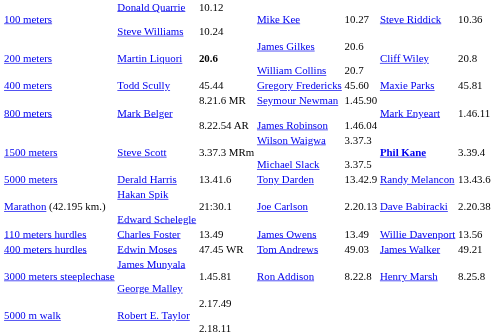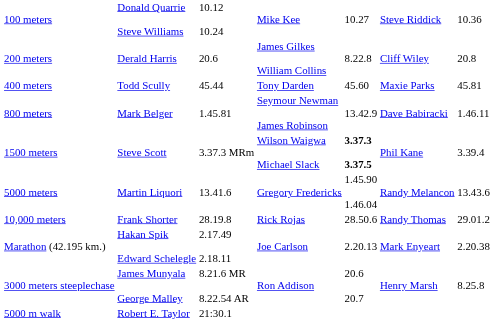(150, 58) Martin Liquori -> (147, 58) Derald Harris
(208, 58) bold -> (208, 58) normal
(354, 59) 20.6 20.7 -> (358, 58) 8.22.8
(299, 86) Gregory Fredericks -> (285, 86) Tony Darden
(224, 113) 8.21.6 MR 8.22.54 AR -> (215, 113) 1.45.81
(361, 113) 1.45.90 1.46.04 -> (361, 113) 13.42.9
(410, 113) Mark Enyeart -> (414, 113) Dave Babiracki
(358, 152) normal -> (358, 152) bold
(403, 152) bold -> (402, 152) normal
(147, 180) Derald Harris -> (150, 192) Martin Liquori
(285, 180) Tony Darden -> (299, 192) Gregory Fredericks
(361, 180) 13.42.9 -> (361, 192) 1.45.90 1.46.04
+ row: (35, 219)
(215, 207) 21:30.1 -> (215, 246) 2.17.49 2.18.11
(414, 207) Dave Babiracki -> (410, 246) Mark Enyeart
- row: (45, 234)
- row: (45, 249)
(215, 276) 1.45.81 -> (224, 286) 8.21.6 MR 8.22.54 AR
(358, 276) 8.22.8 -> (354, 286) 20.6 20.7
(215, 316) 2.17.49 2.18.11 -> (215, 313) 21:30.1
